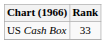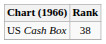(85, 30) 33 -> (85, 30) 38
